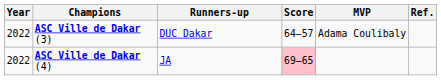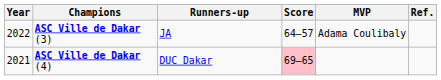(186, 34) DUC Dakar -> (165, 34) JA
(18, 61) 2022 -> (18, 61) 2021
(165, 61) JA -> (186, 61) DUC Dakar
